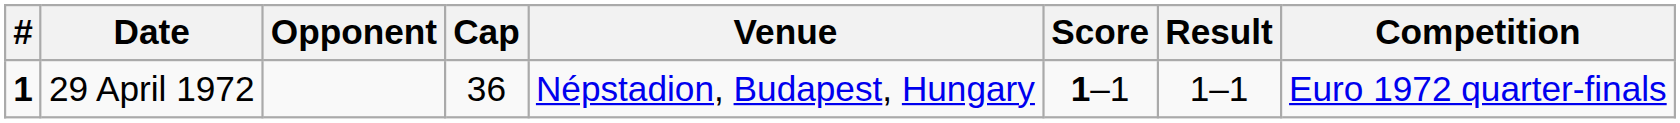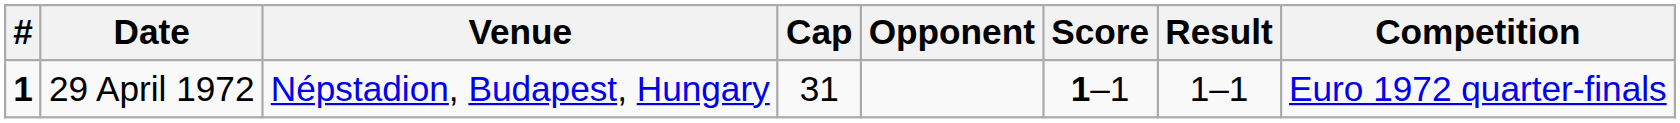columns swapped: (785, 32) <-> (354, 32)
(486, 88) 36 -> (819, 88) 31
